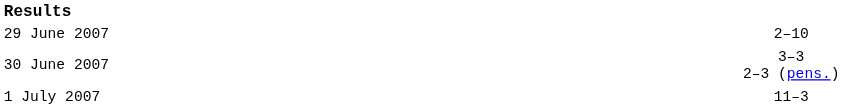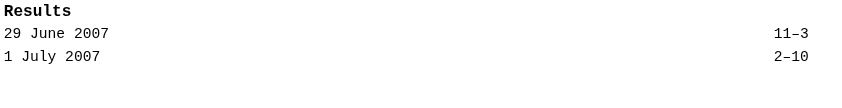(791, 34) 2–10 -> (791, 34) 11–3
- row: (56, 66)
(791, 97) 11–3 -> (791, 57) 2–10
